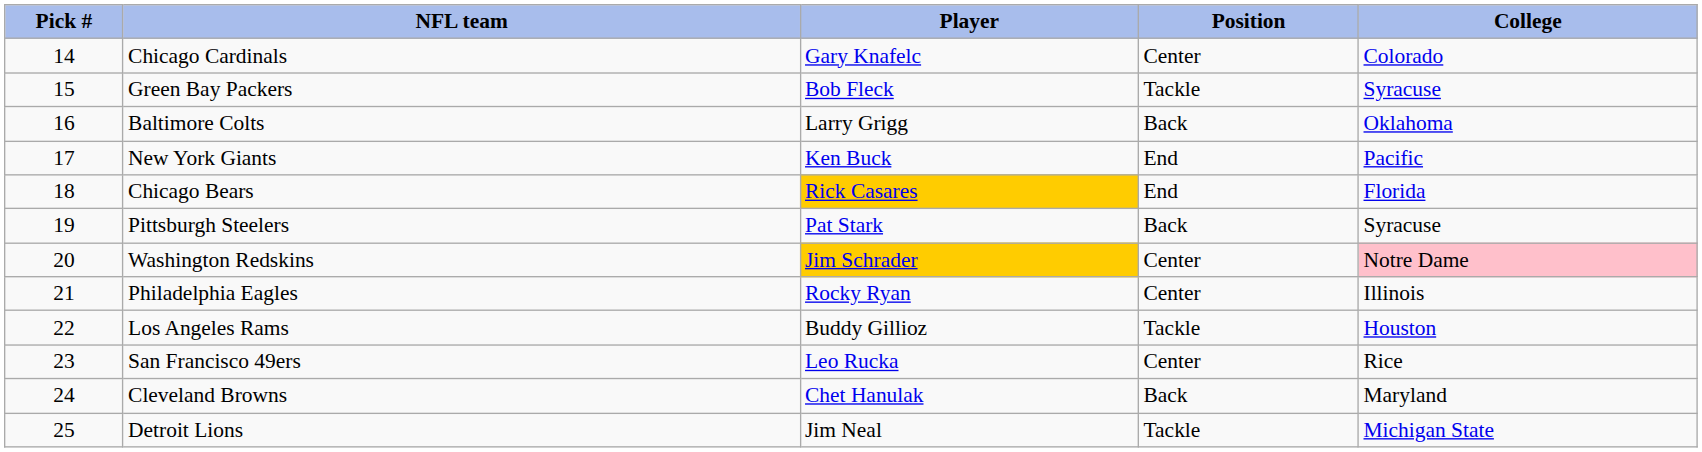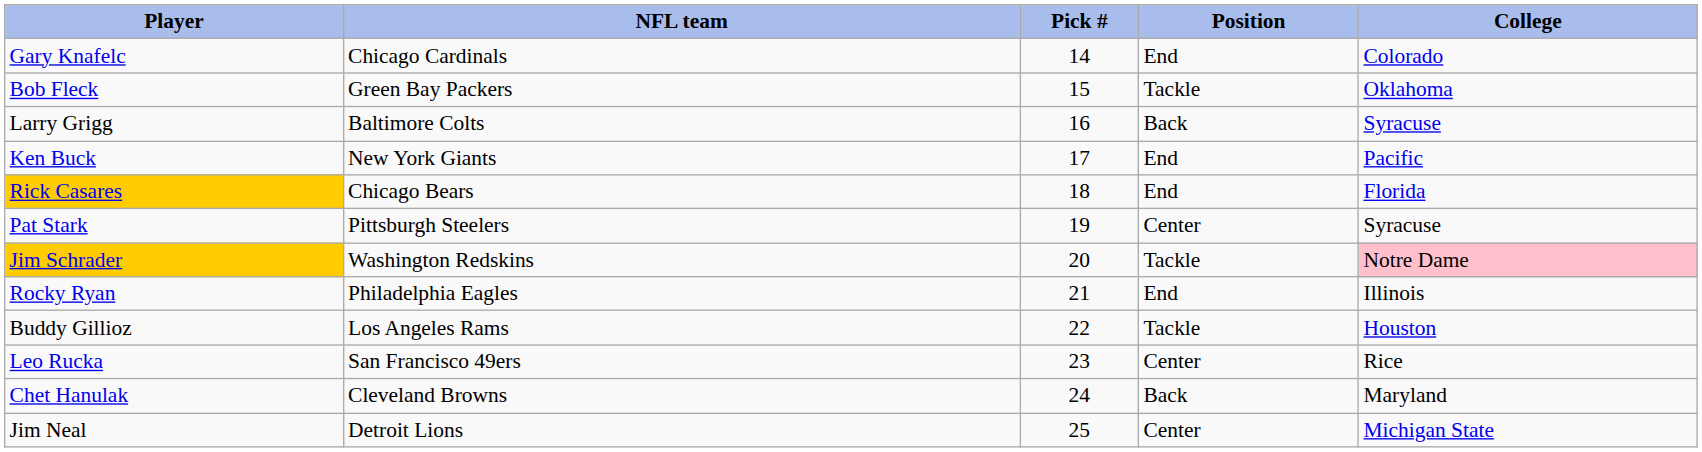columns swapped: (64, 21) <-> (969, 21)
(1172, 55) Center -> (1161, 55) End
(1402, 89) Syracuse -> (1408, 89) Oklahoma
(1408, 123) Oklahoma -> (1402, 123) Syracuse
(1166, 225) Back -> (1172, 225) Center
(1172, 259) Center -> (1172, 259) Tackle
(1172, 293) Center -> (1161, 293) End
(1172, 429) Tackle -> (1172, 429) Center
